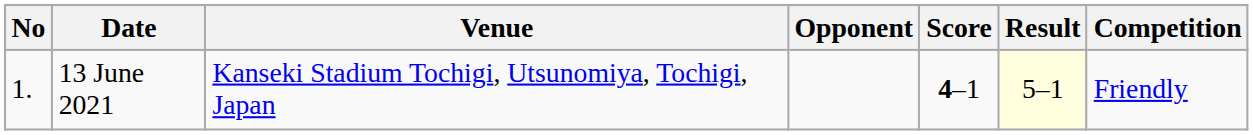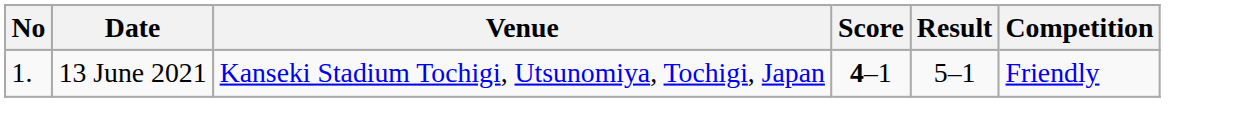- column: (854, 26)
(1043, 89) lightyellow background -> (955, 72) no background
